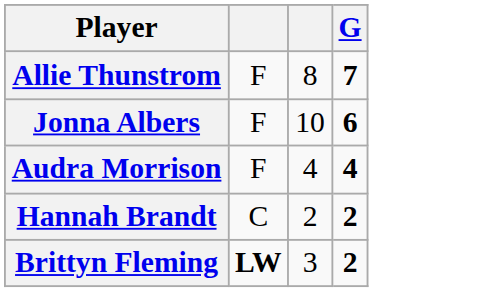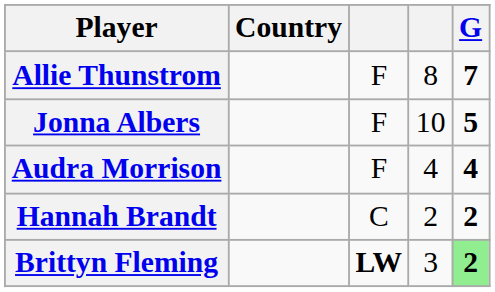+ column: (288, 27)
(350, 121) 6 -> (471, 121) 5
(350, 262) no background -> (471, 262) lightgreen background
